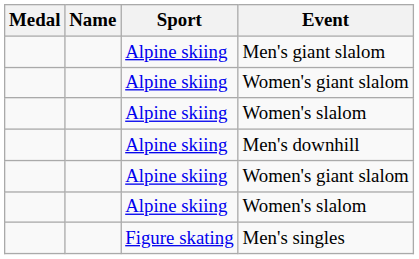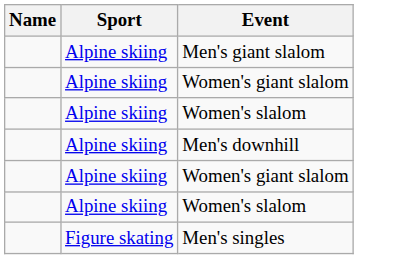- column: (35, 20)
